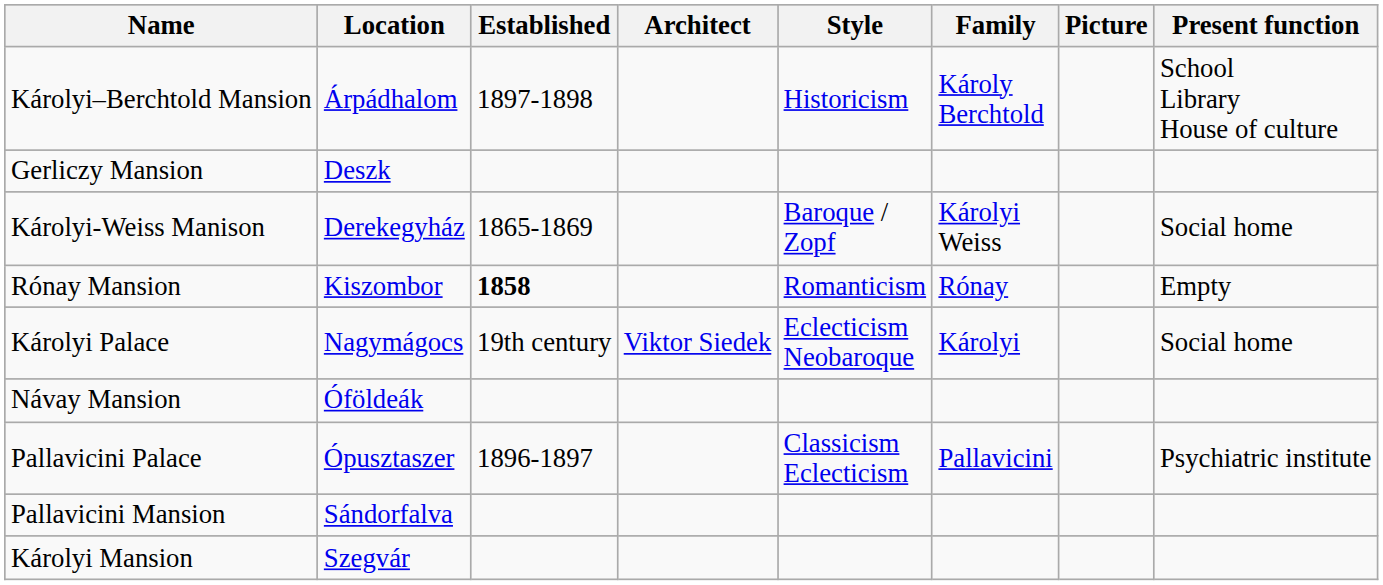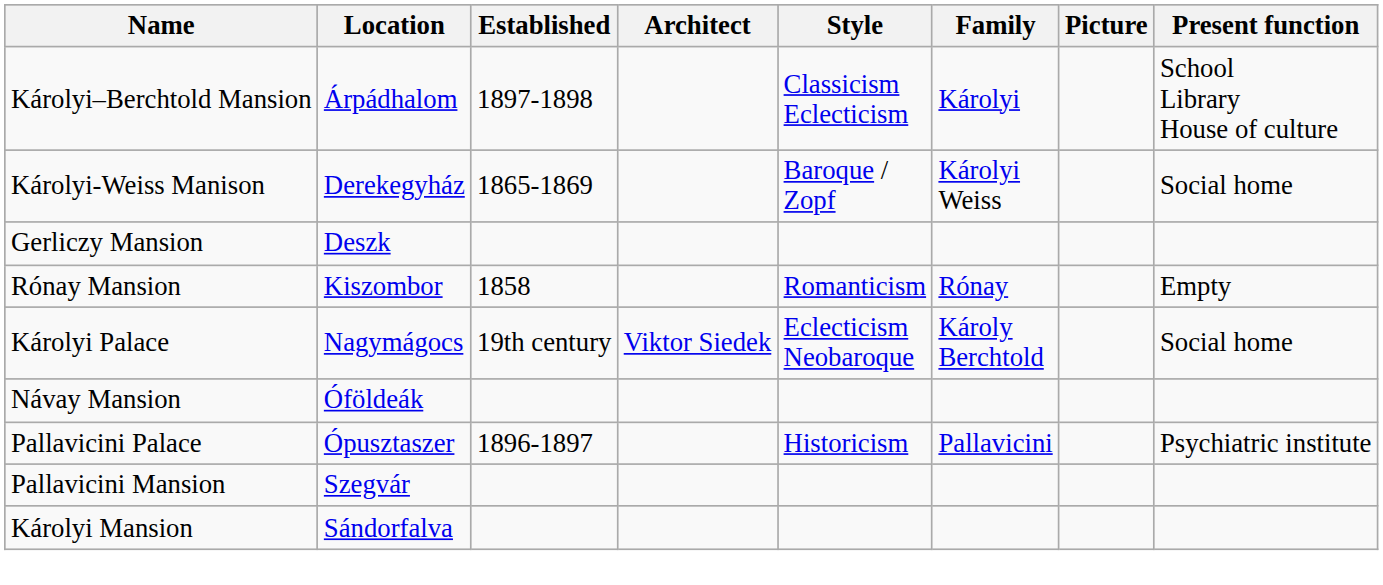(846, 98) Historicism -> (846, 98) Classicism Eclecticism
(991, 98) Károly Berchtold -> (979, 98) Károlyi
rows swapped: (138, 227) <-> (107, 170)
(504, 285) bold -> (504, 285) normal
(979, 342) Károlyi -> (991, 342) Károly Berchtold
(846, 457) Classicism Eclecticism -> (846, 442) Historicism
(388, 514) Sándorfalva -> (367, 484) Szegvár
(367, 557) Szegvár -> (388, 527) Sándorfalva
